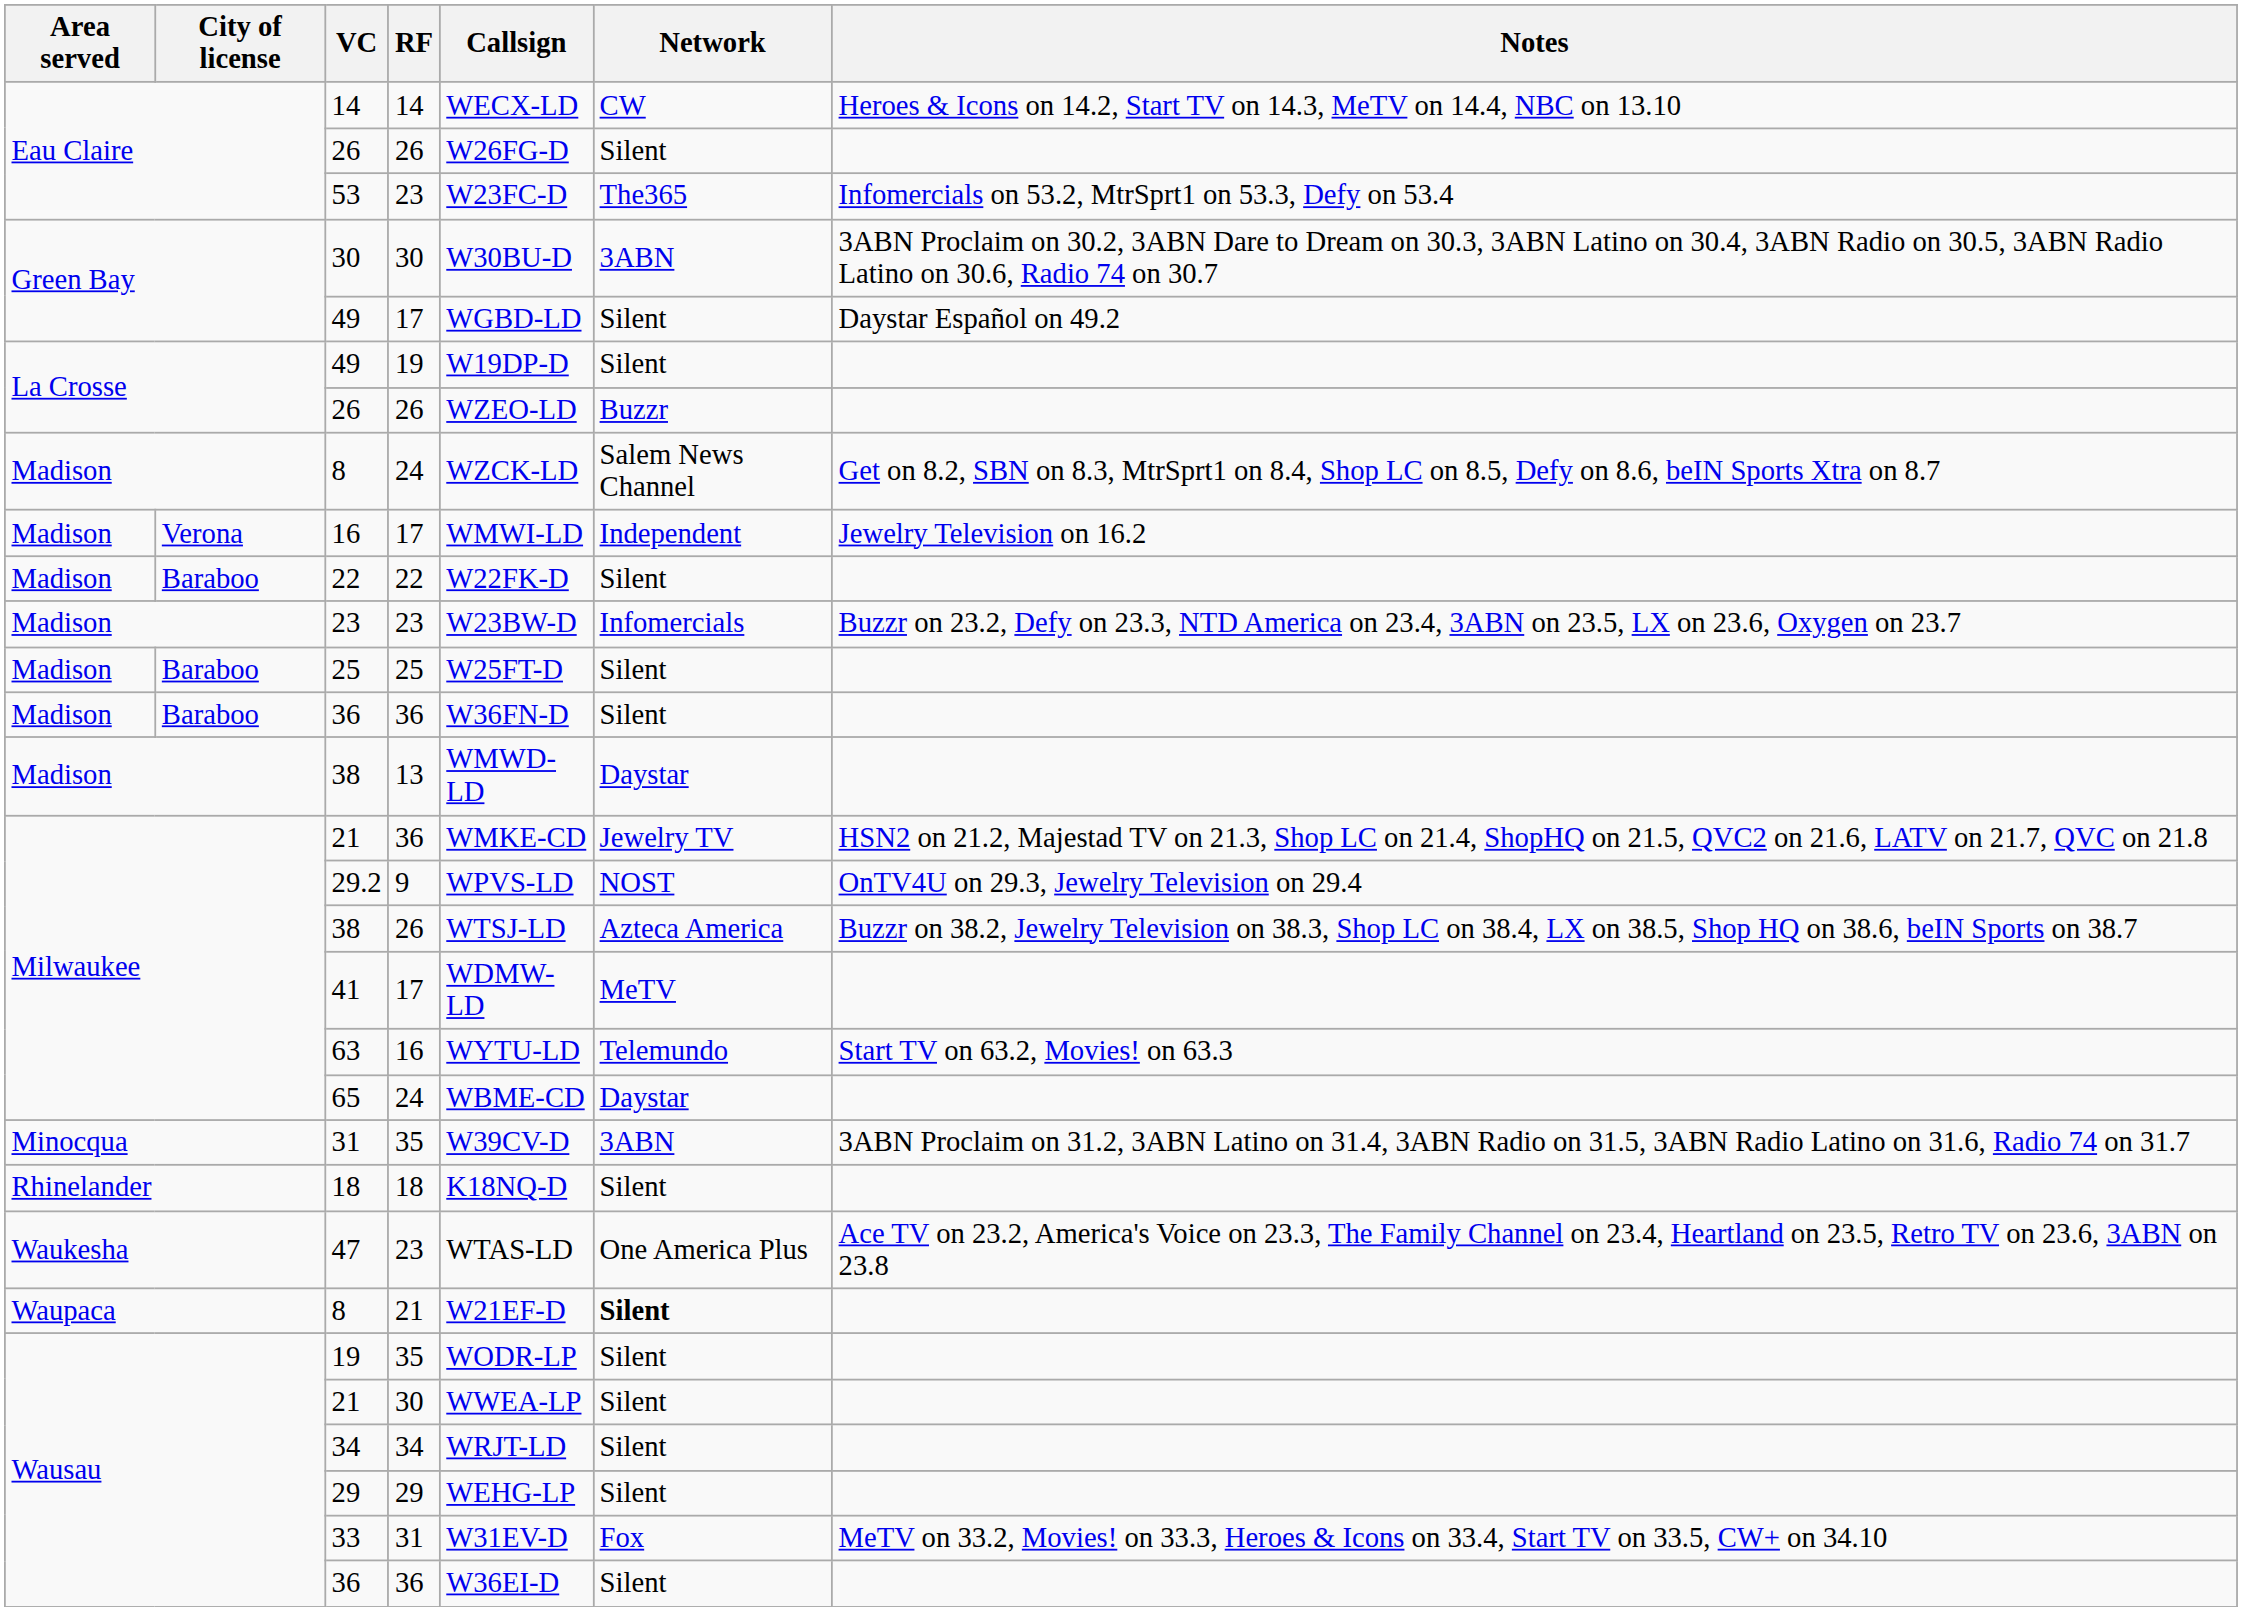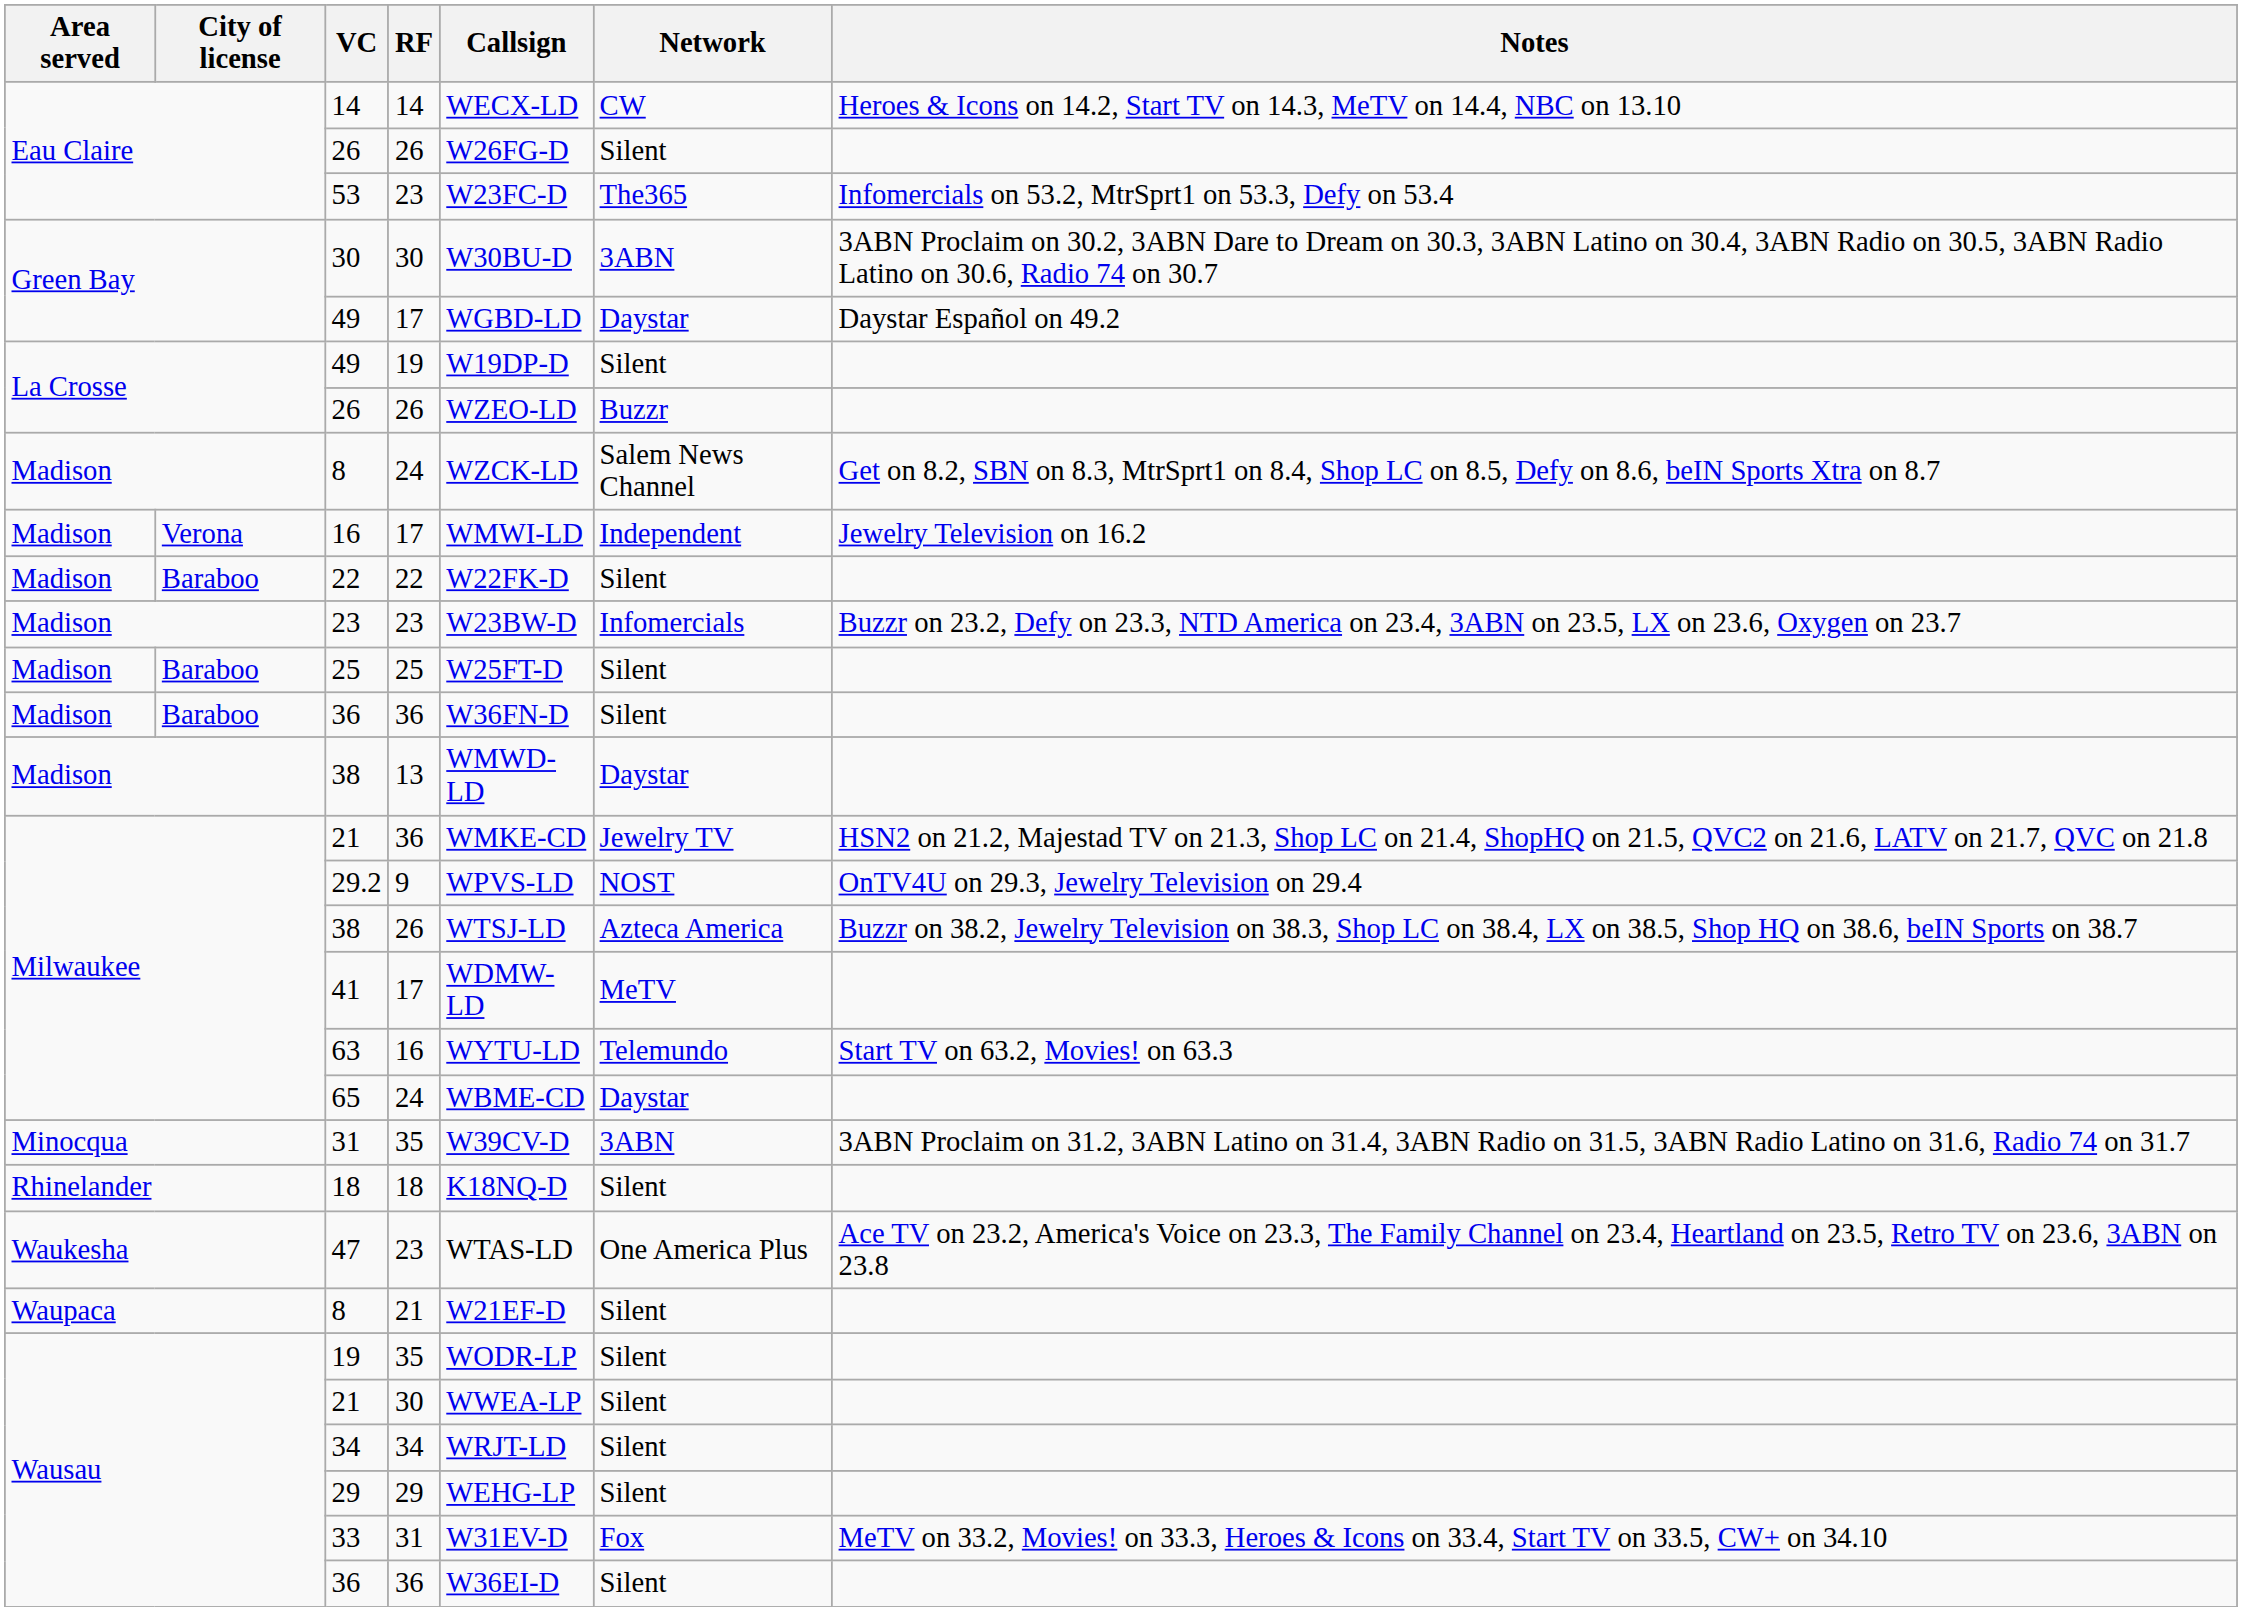(633, 318) Silent -> (644, 318) Daystar
(635, 1310) bold -> (633, 1310) normal
